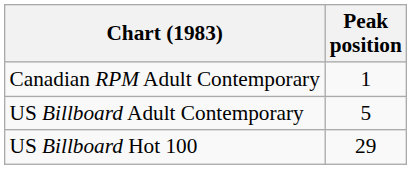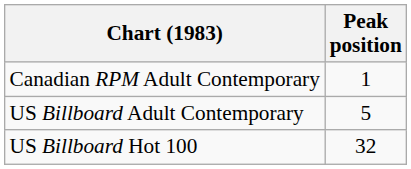(366, 146) 29 -> (366, 146) 32
